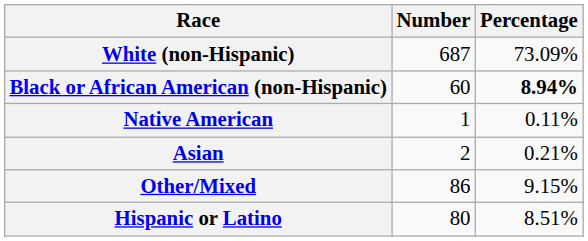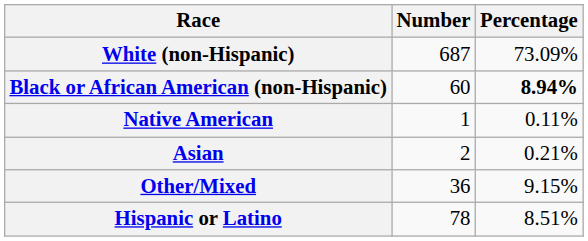(460, 185) 86 -> (460, 185) 36
(460, 218) 80 -> (460, 218) 78
